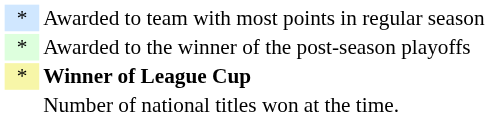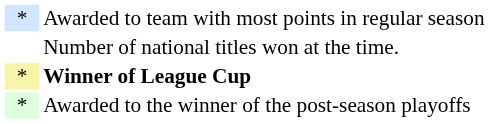rows swapped: (257, 47) <-> (221, 105)
